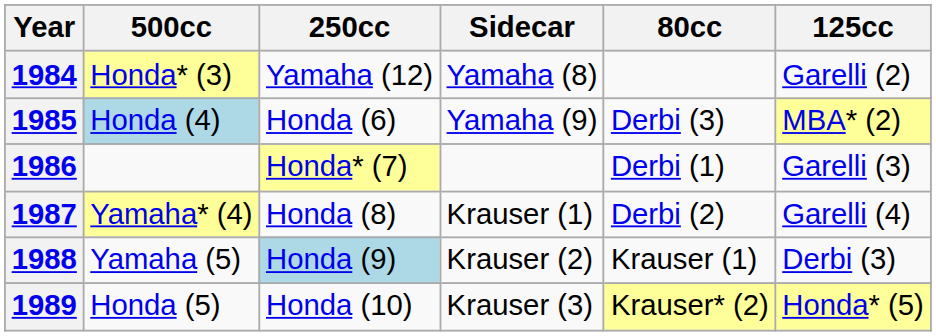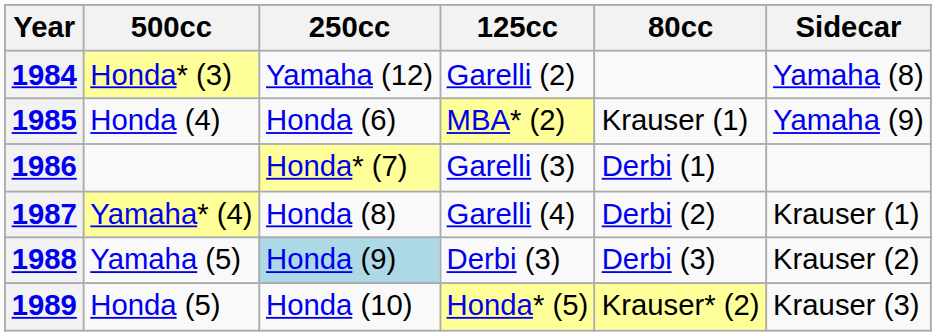columns swapped: (853, 27) <-> (522, 27)
(155, 120) lightblue background -> (155, 120) no background
(668, 120) Derbi (3) -> (675, 120) Krauser (1)
(684, 259) Krauser (1) -> (659, 259) Derbi (3)
